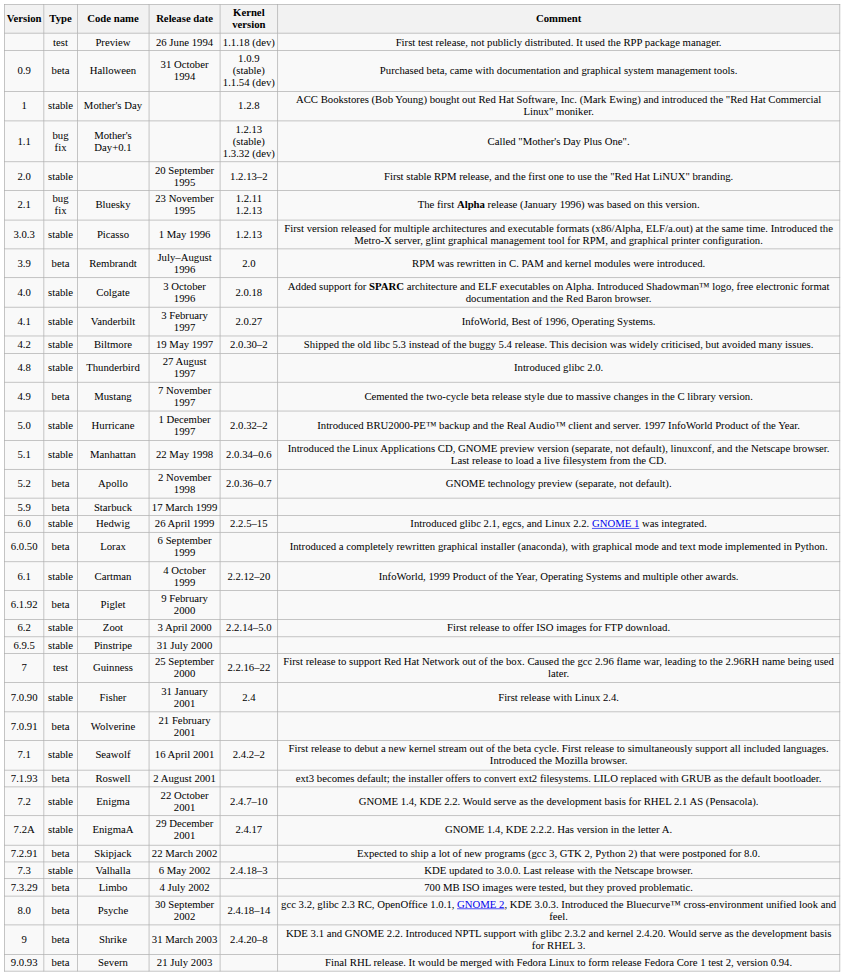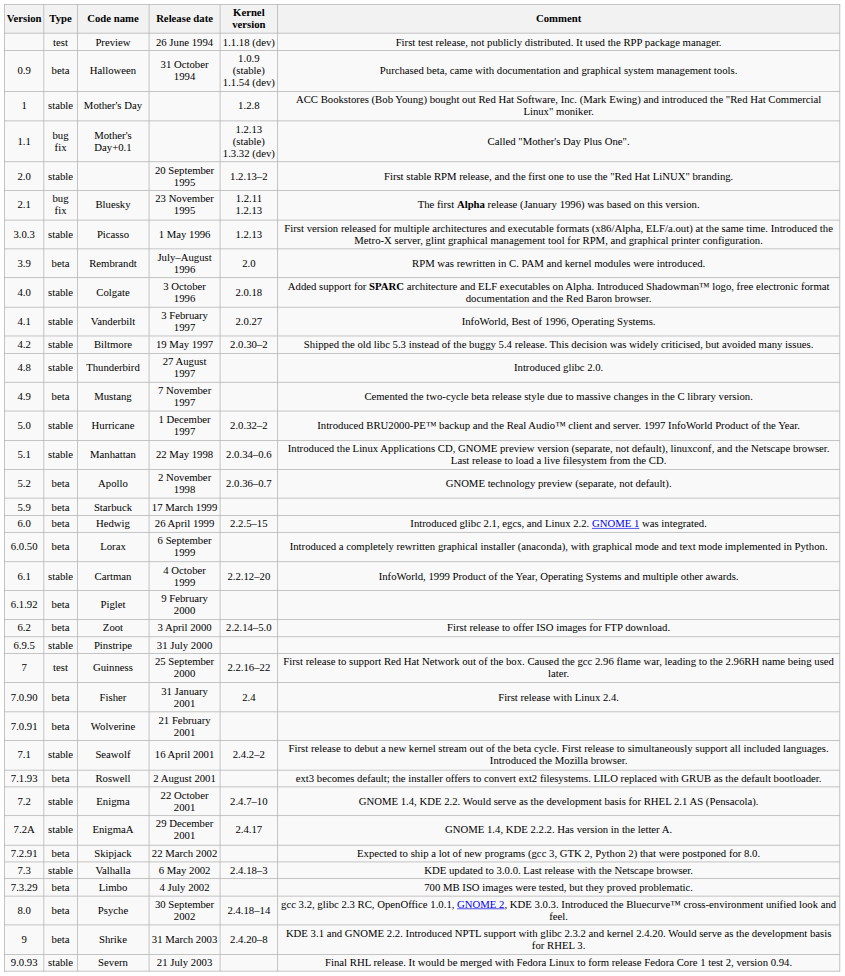(61, 524) stable -> (61, 524) beta
(61, 628) stable -> (61, 628) beta
(61, 697) stable -> (61, 697) beta
(61, 962) beta -> (61, 962) stable
